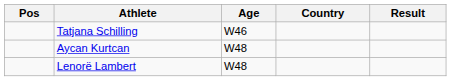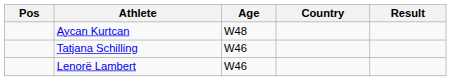rows swapped: (97, 31) <-> (93, 48)
(236, 66) W48 -> (236, 66) W46
